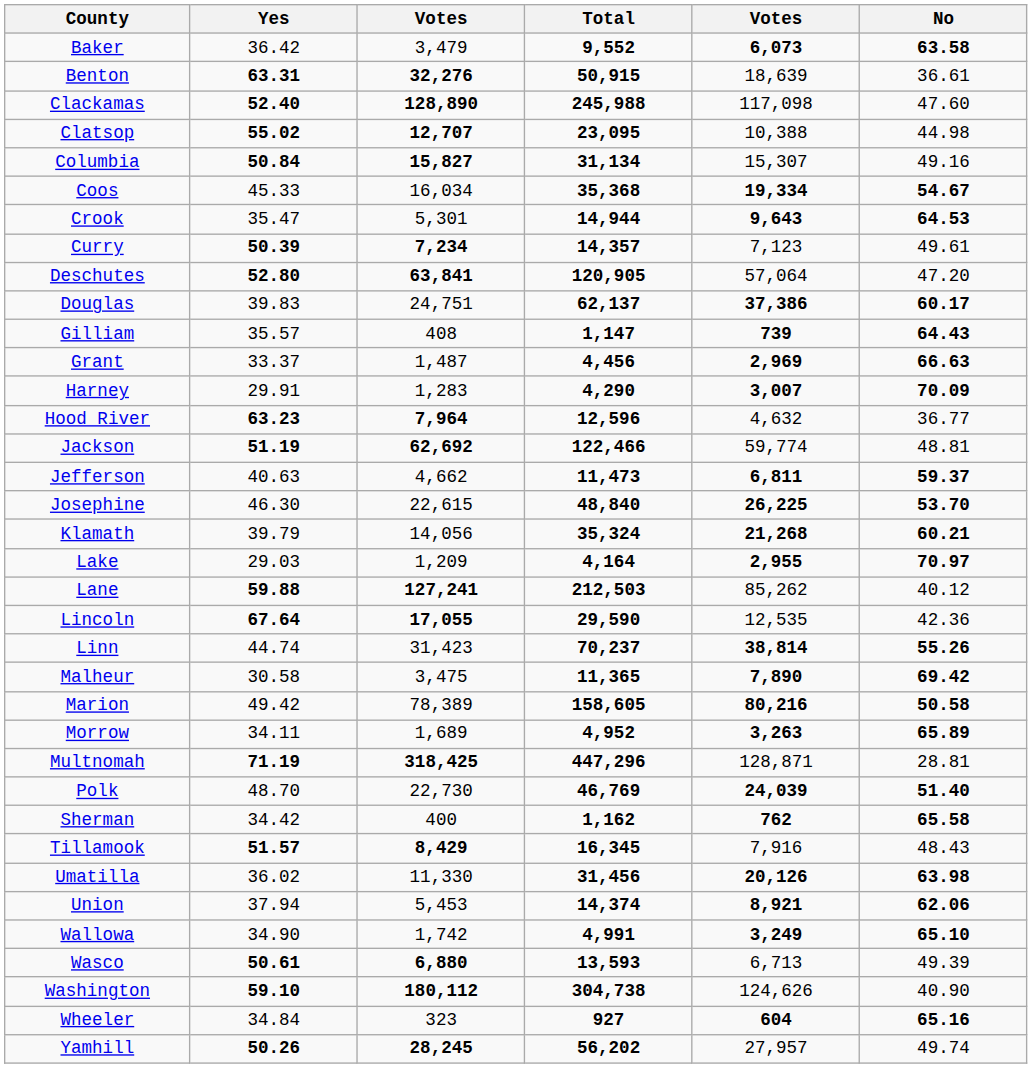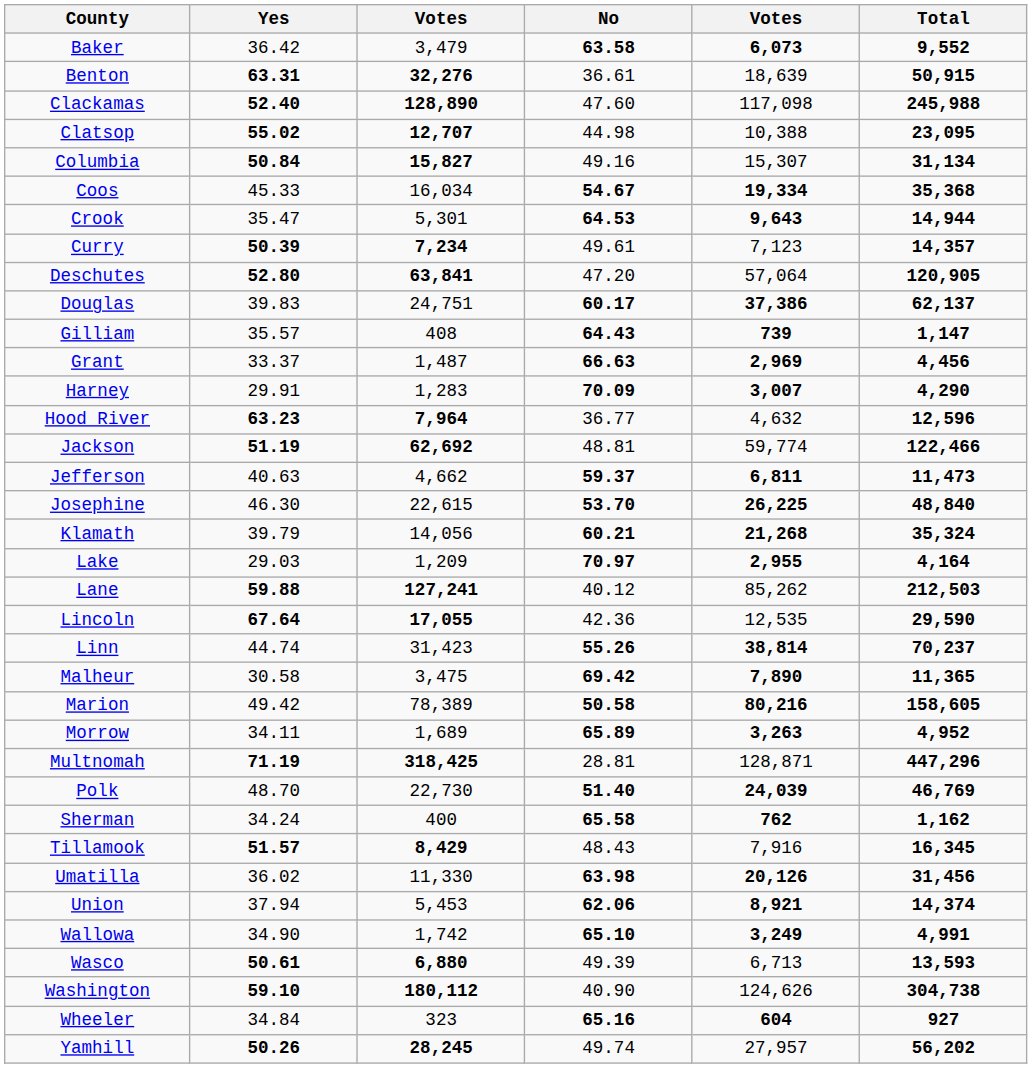columns swapped: (943, 19) <-> (609, 19)
(274, 820) 34.42 -> (274, 820) 34.24
